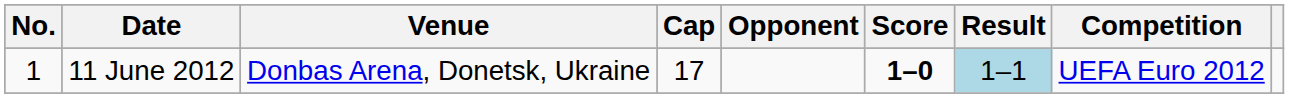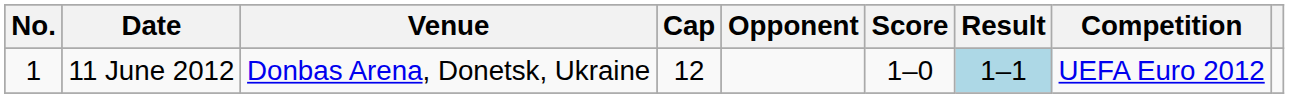(689, 70) 17 -> (689, 70) 12
(910, 70) bold -> (910, 70) normal
